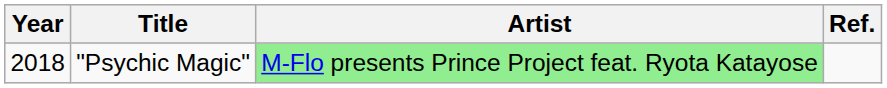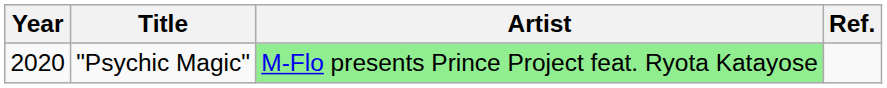(38, 62) 2018 -> (38, 62) 2020
